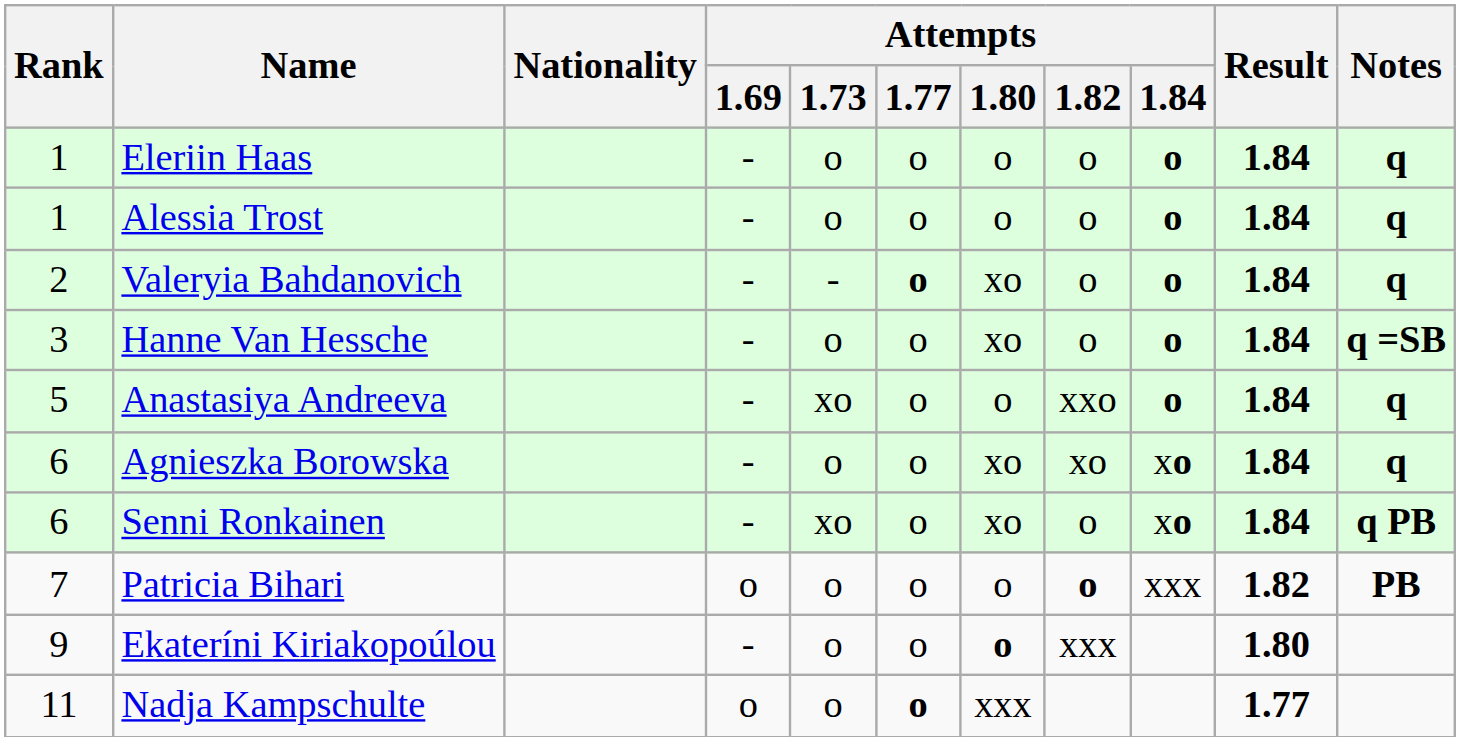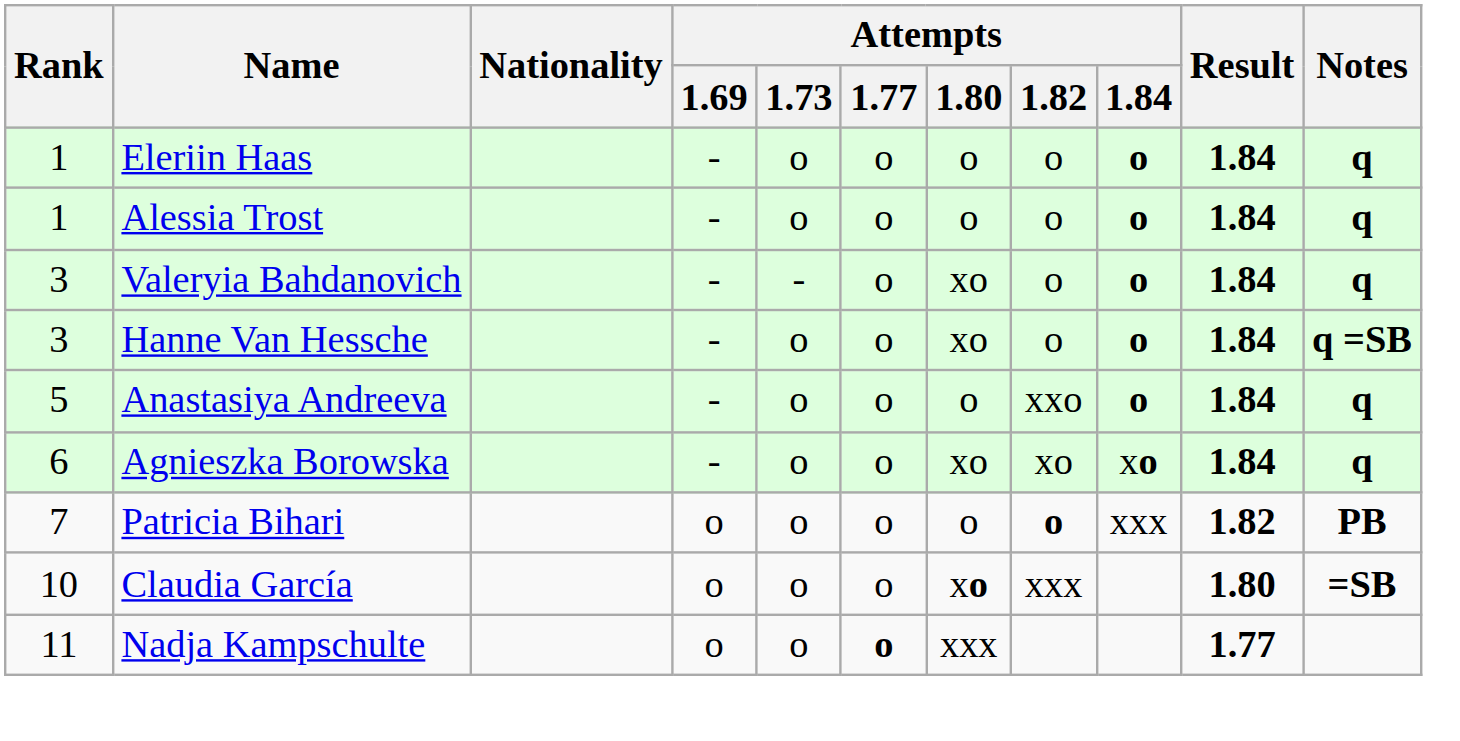(59, 278) 2 -> (59, 278) 3
(918, 278) bold -> (884, 278) normal
(833, 400) xo -> (799, 400) o
- row: (253, 522)
- row: (309, 643)
+ row: (237, 583)
